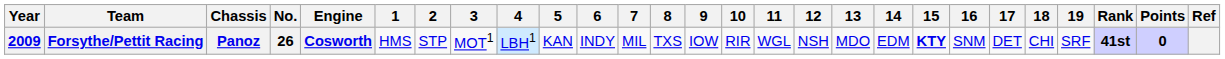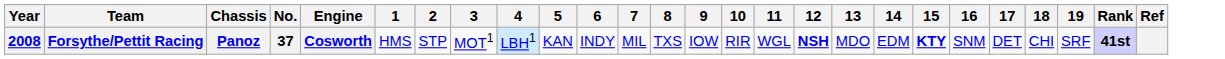- column: (1163, 16)
(24, 41) 2009 -> (24, 41) 2008
(286, 41) 26 -> (286, 41) 37
(813, 41) normal -> (813, 41) bold
